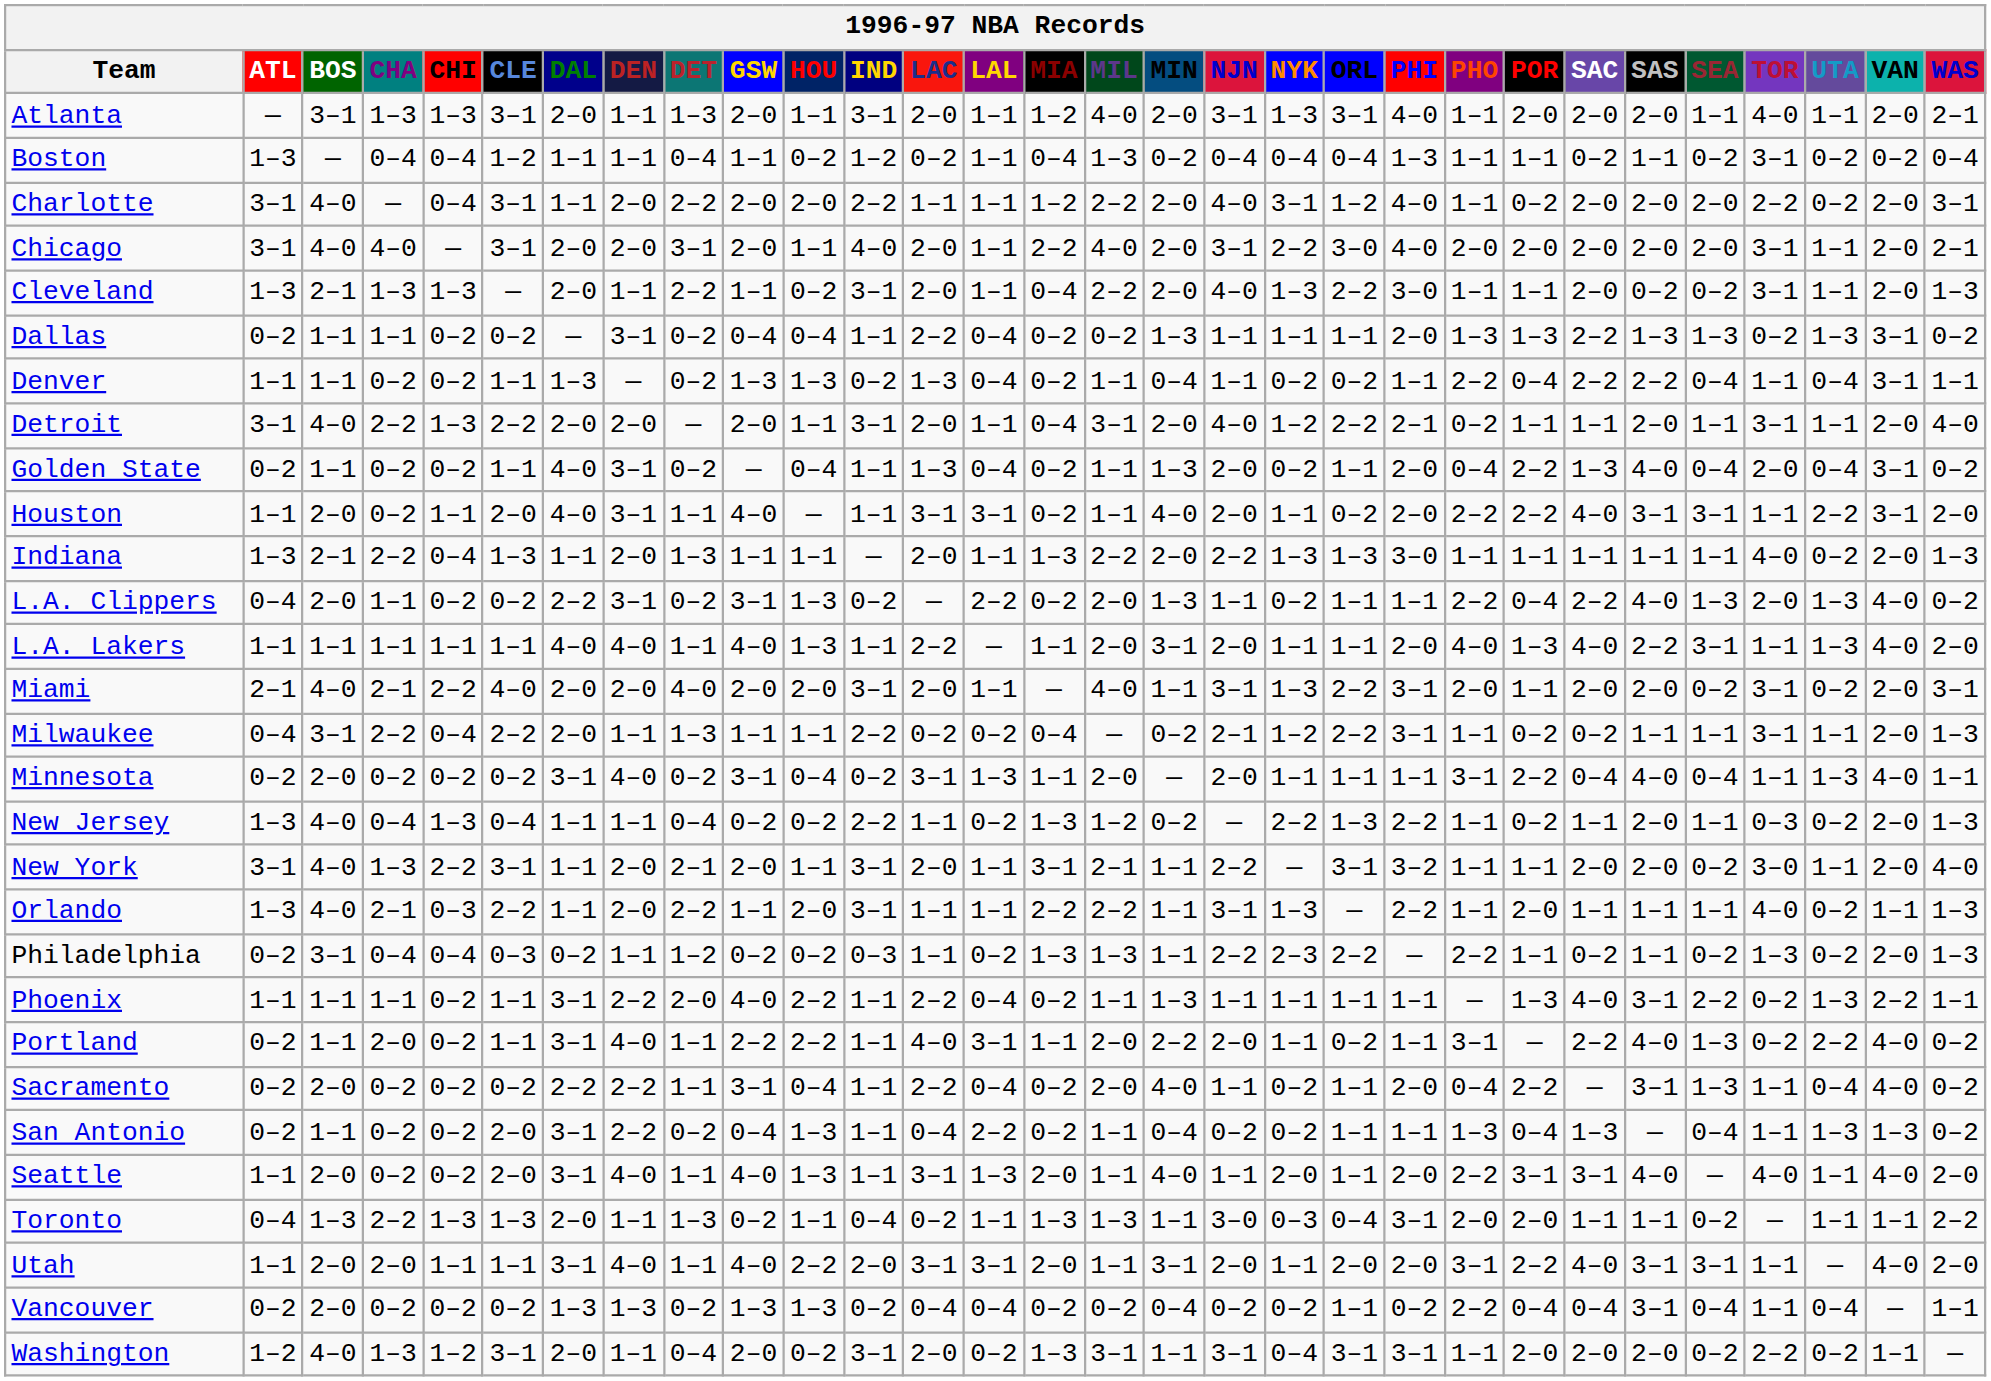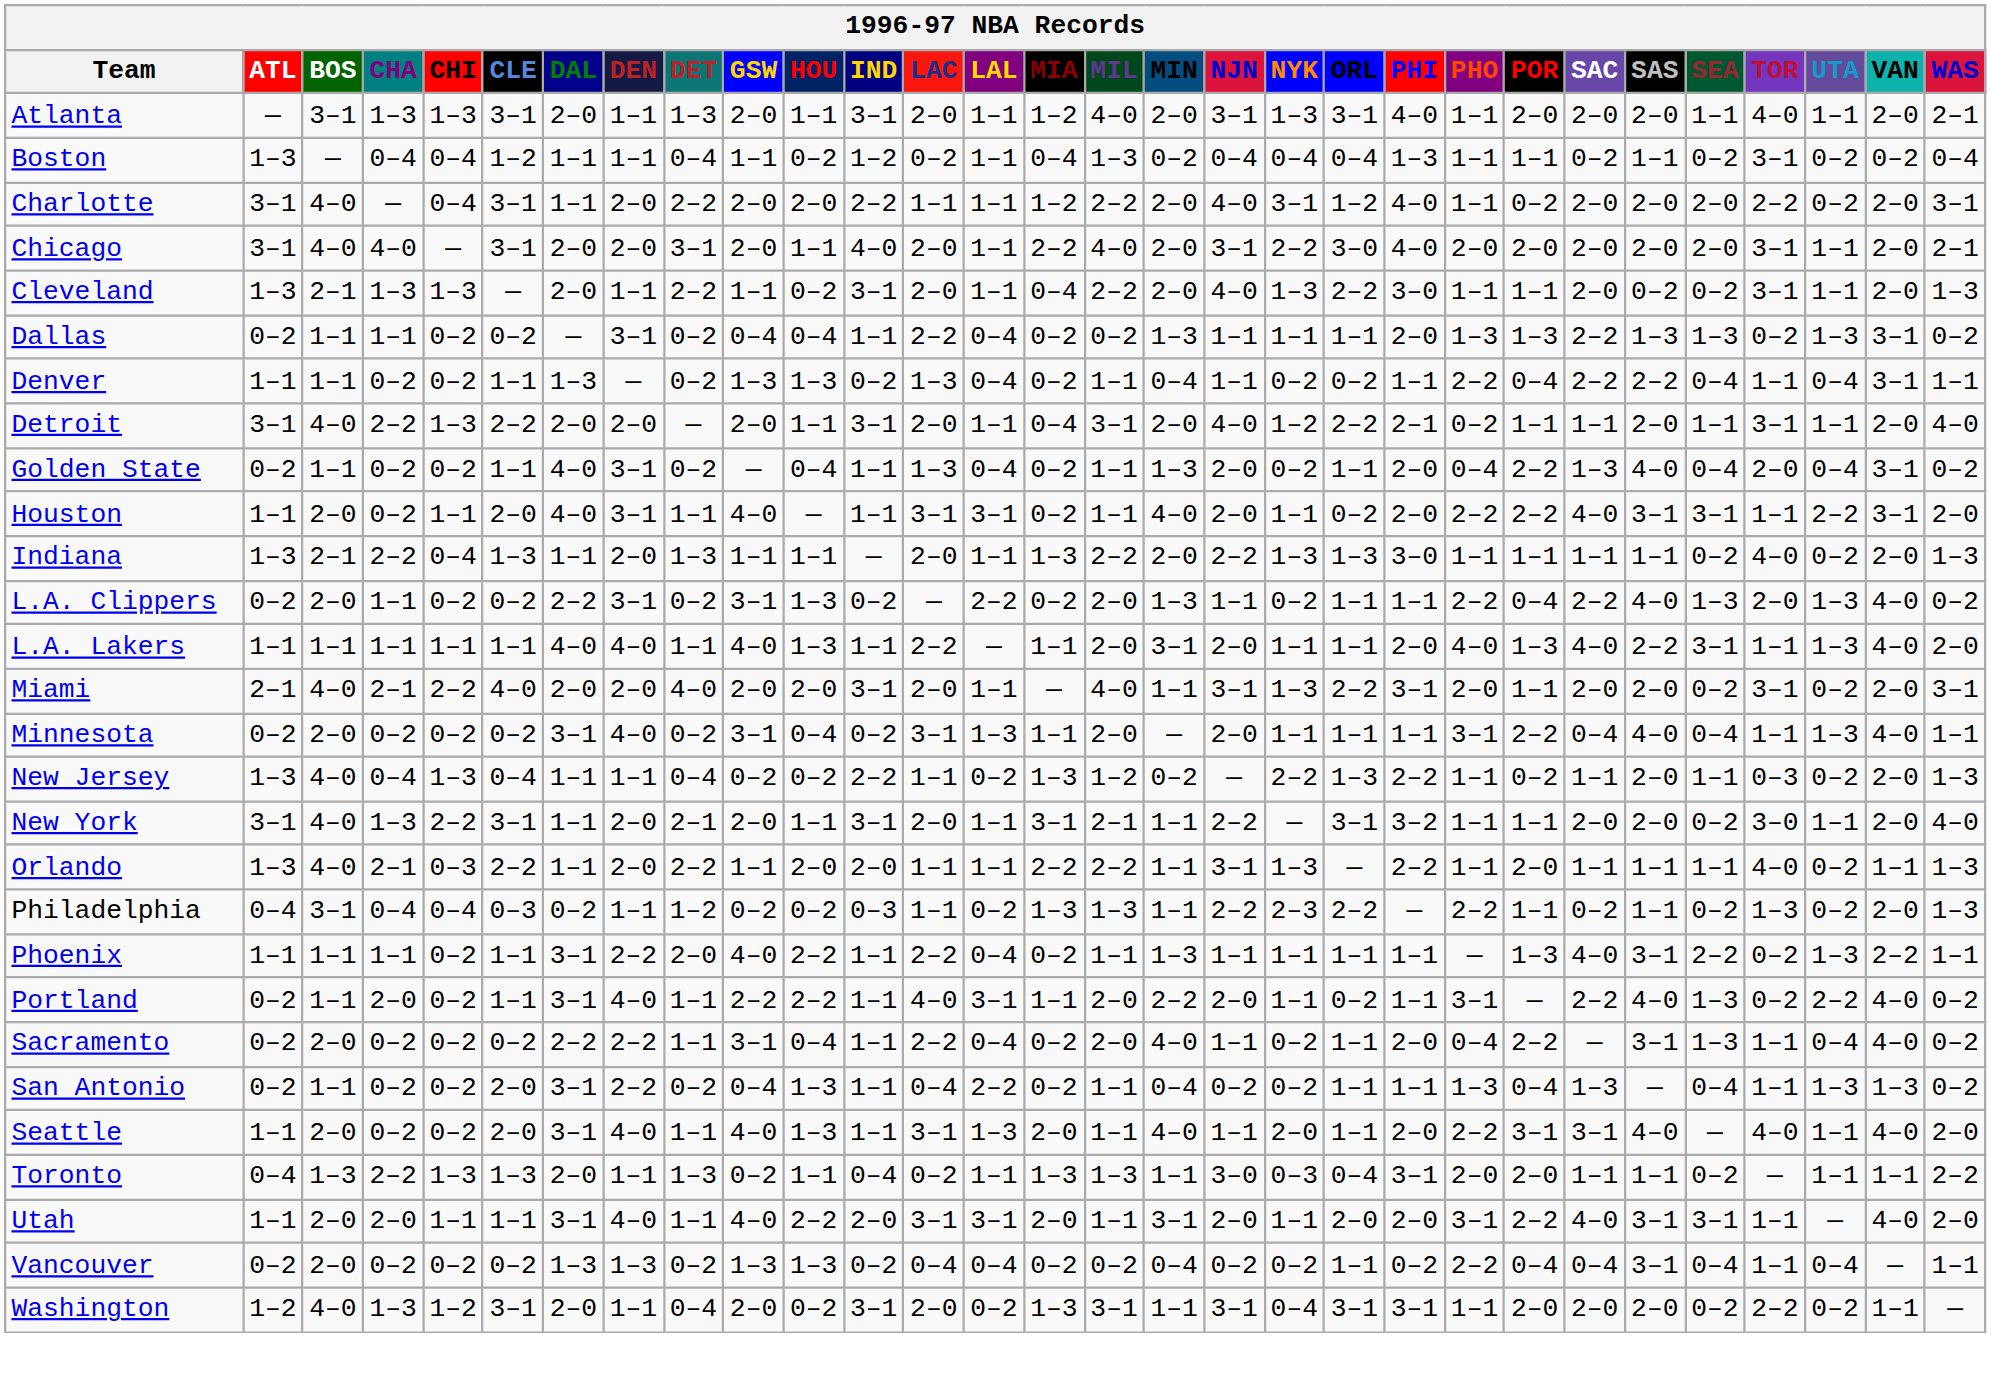(1715, 558) 1–1 -> (1715, 558) 0–2
(273, 602) 0–4 -> (273, 602) 0–2
- row: (83, 735)
(874, 911) 3–1 -> (874, 867) 2–0
(273, 956) 0–2 -> (273, 911) 0–4
